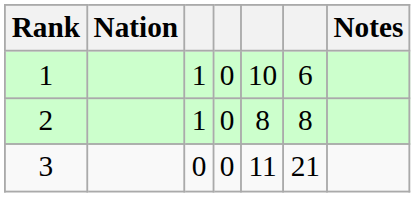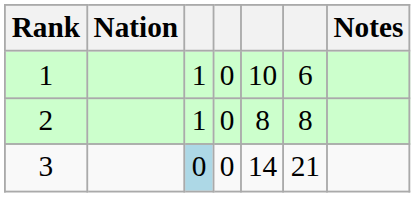(199, 167) no background -> (199, 167) lightblue background
(263, 167) 11 -> (263, 167) 14
